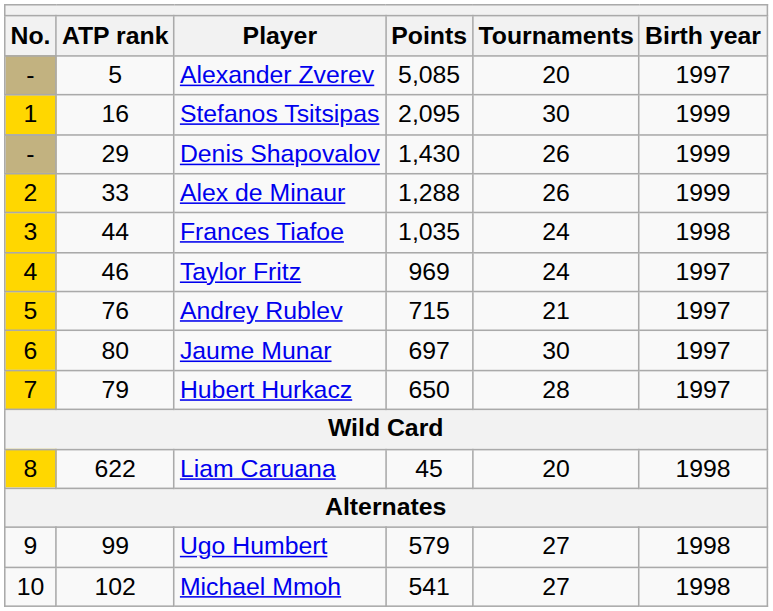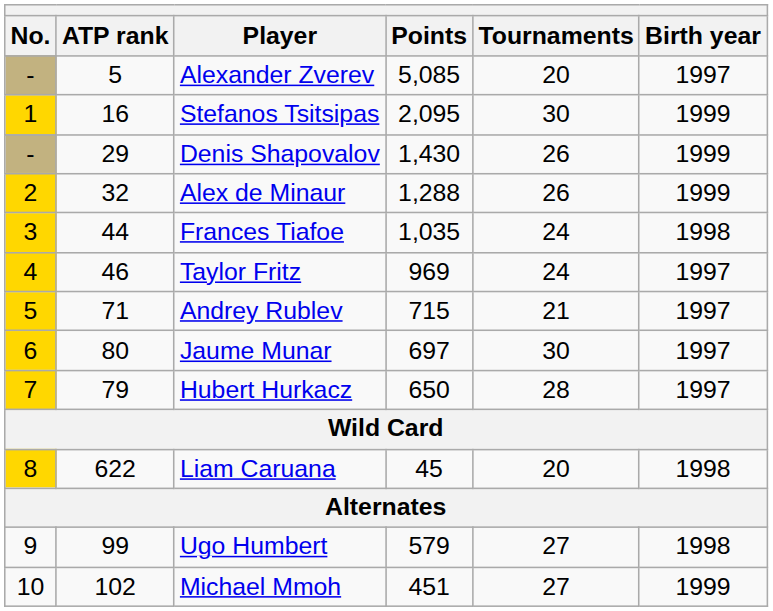(115, 192) 33 -> (115, 192) 32
(115, 310) 76 -> (115, 310) 71
(429, 586) 541 -> (429, 586) 451
(703, 586) 1998 -> (703, 586) 1999
